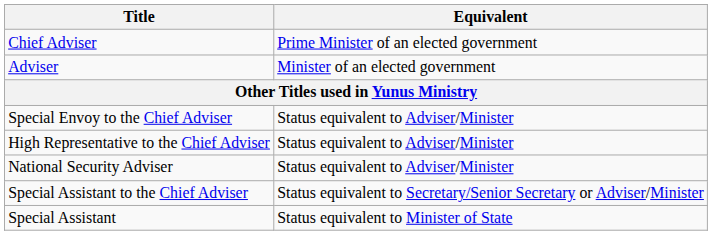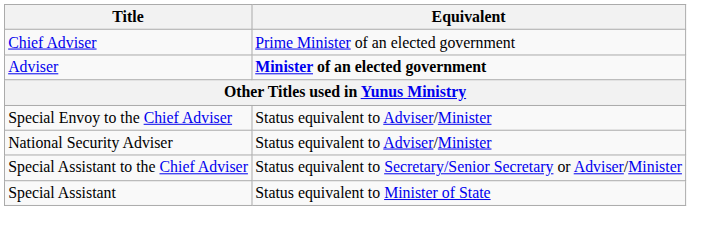(386, 67) normal -> (371, 67) bold
- row: (139, 142)
